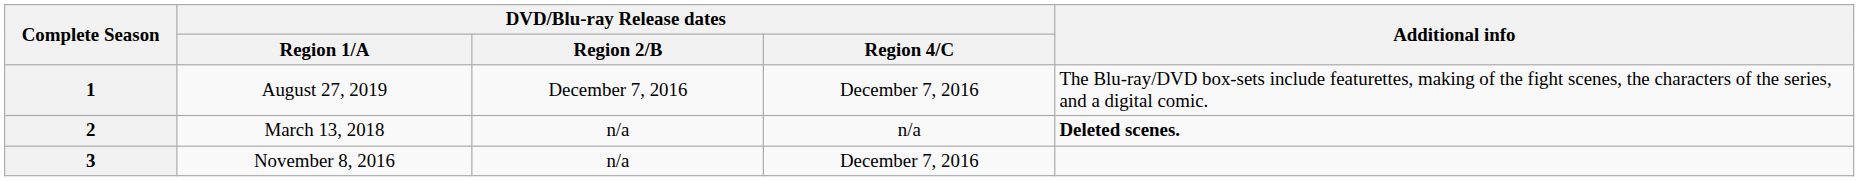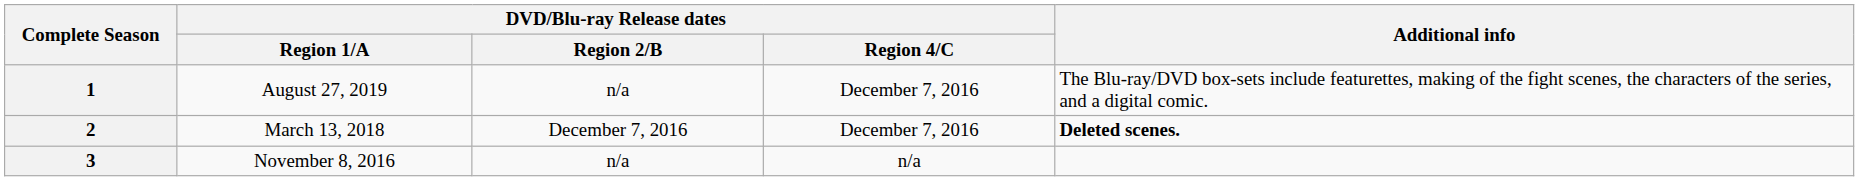(618, 89) December 7, 2016 -> (618, 89) n/a
(618, 130) n/a -> (618, 130) December 7, 2016
(909, 130) n/a -> (909, 130) December 7, 2016
(909, 160) December 7, 2016 -> (909, 160) n/a
